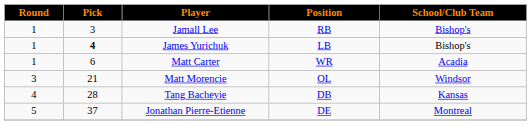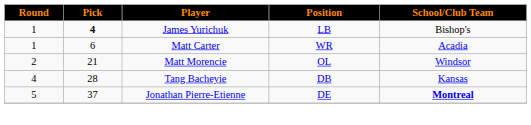- row: (196, 29)
(34, 78) 3 -> (34, 62) 2
(453, 111) normal -> (453, 95) bold
